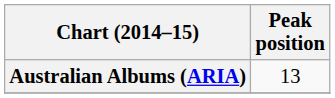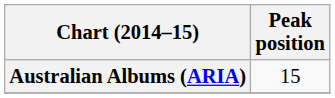(290, 76) 13 -> (290, 76) 15
